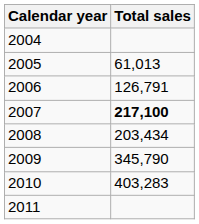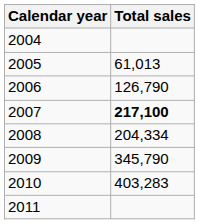(142, 87) 126,791 -> (142, 87) 126,790
(142, 135) 203,434 -> (142, 135) 204,334
